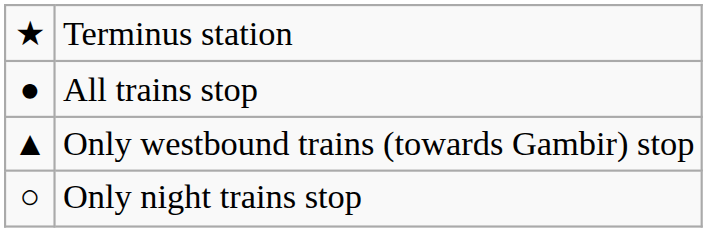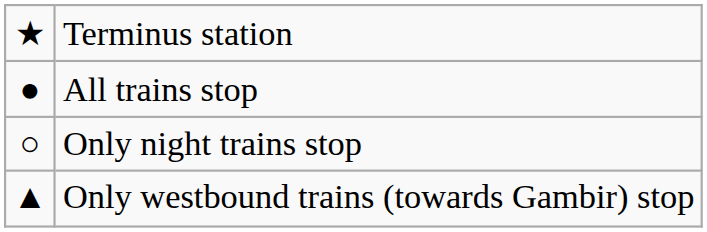rows swapped: (212, 197) <-> (379, 143)
